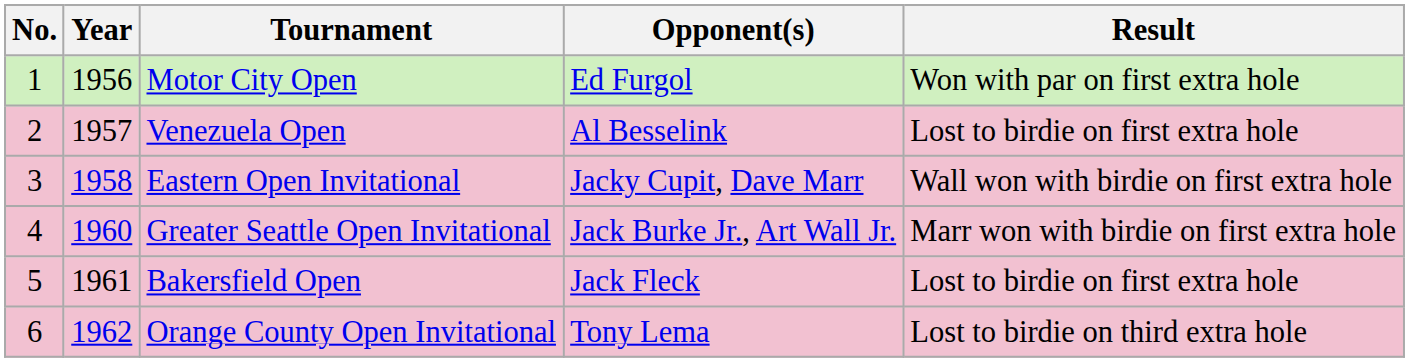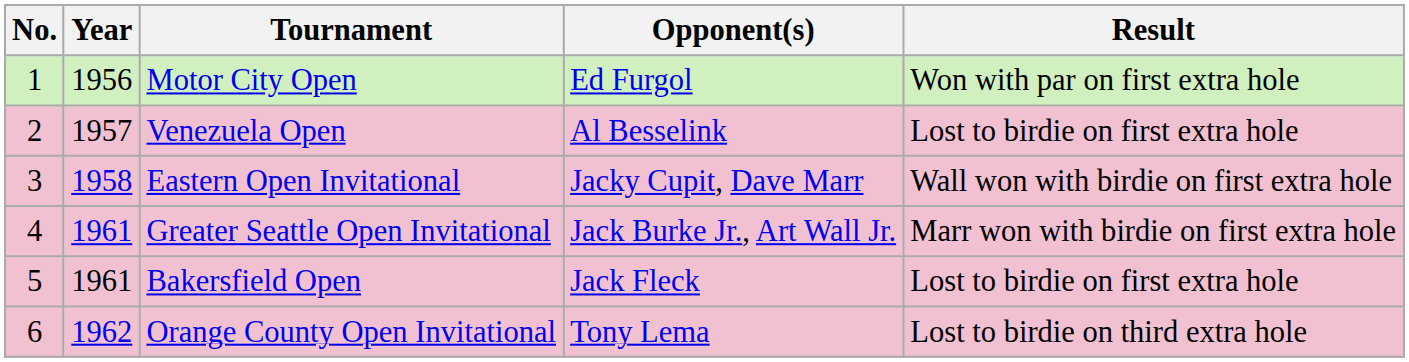(102, 231) 1960 -> (102, 231) 1961
